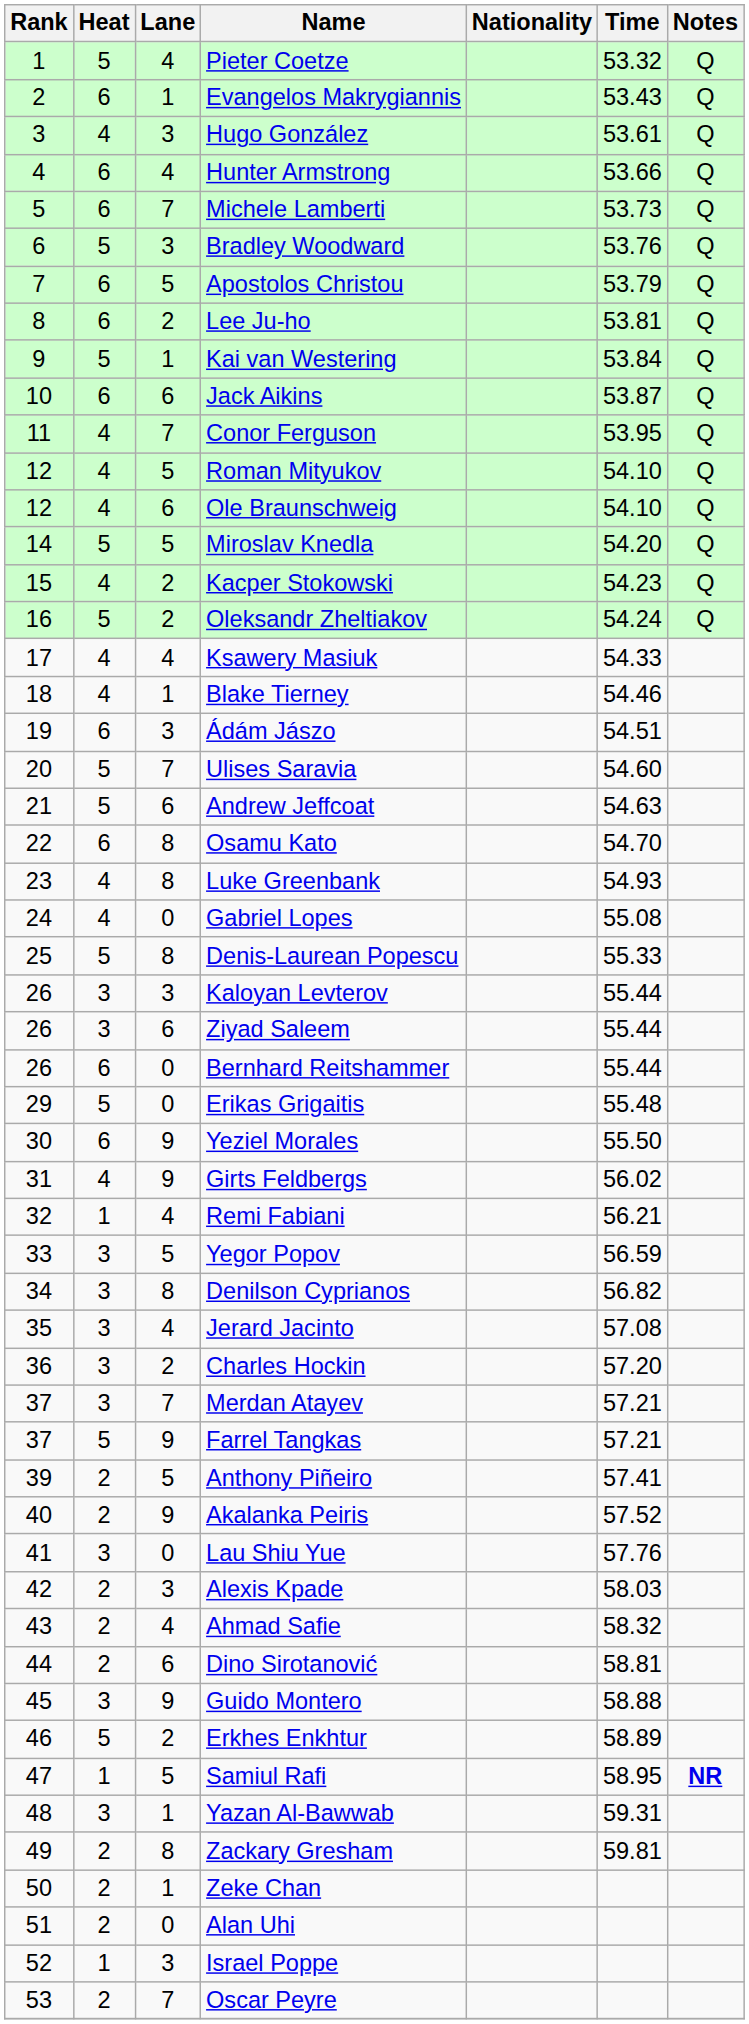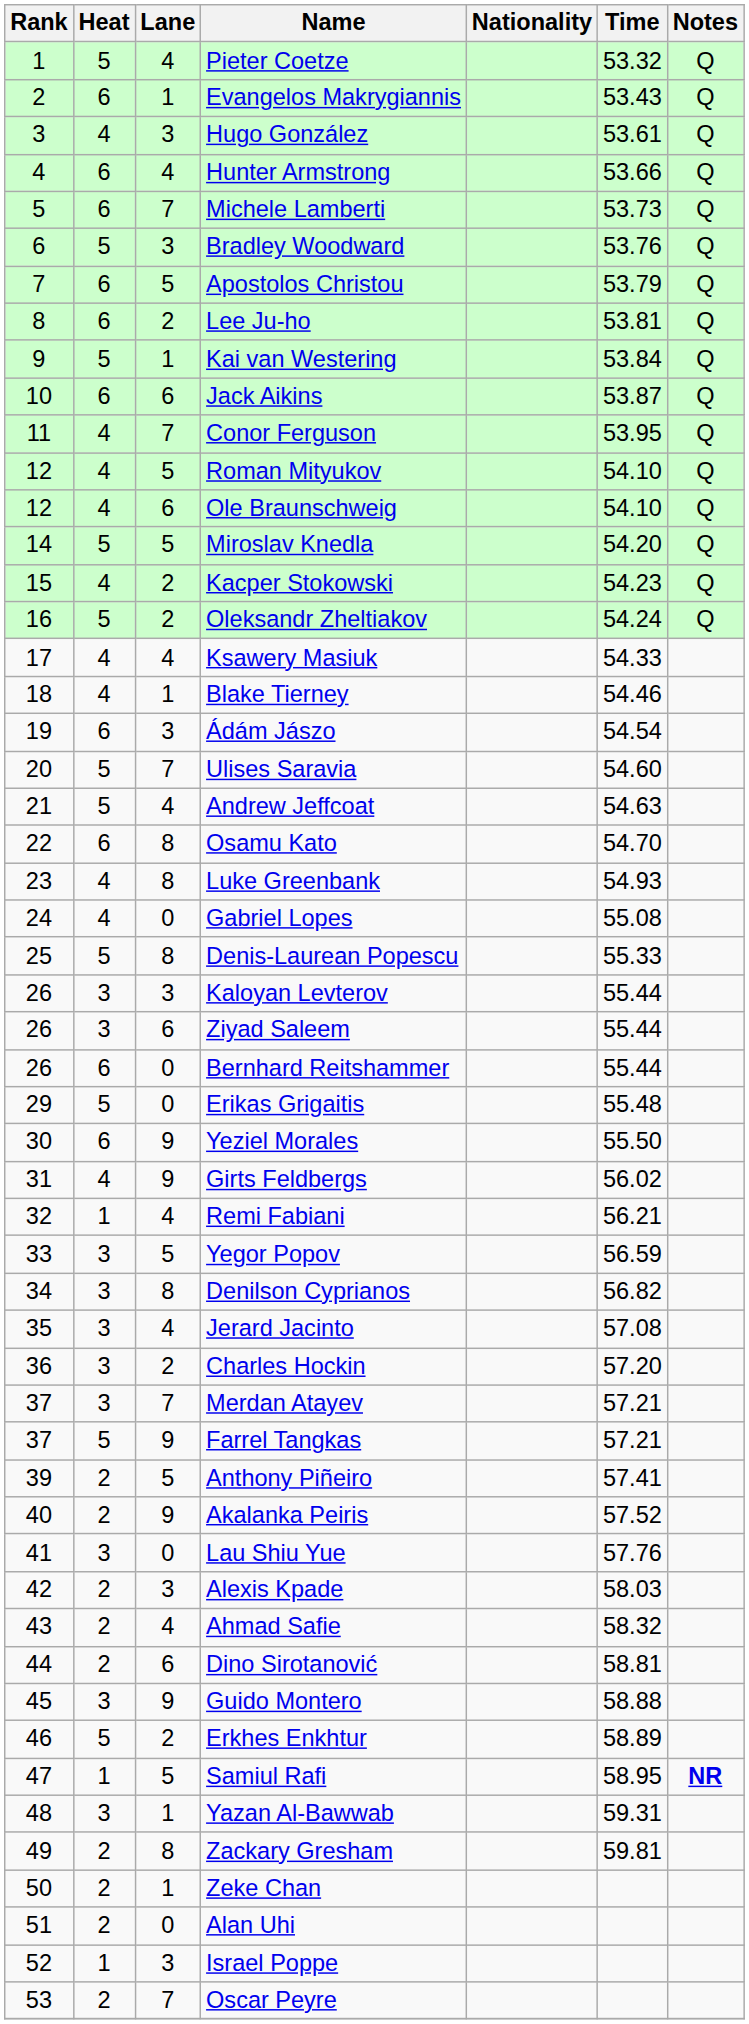(632, 731) 54.51 -> (632, 731) 54.54
(168, 806) 6 -> (168, 806) 4
